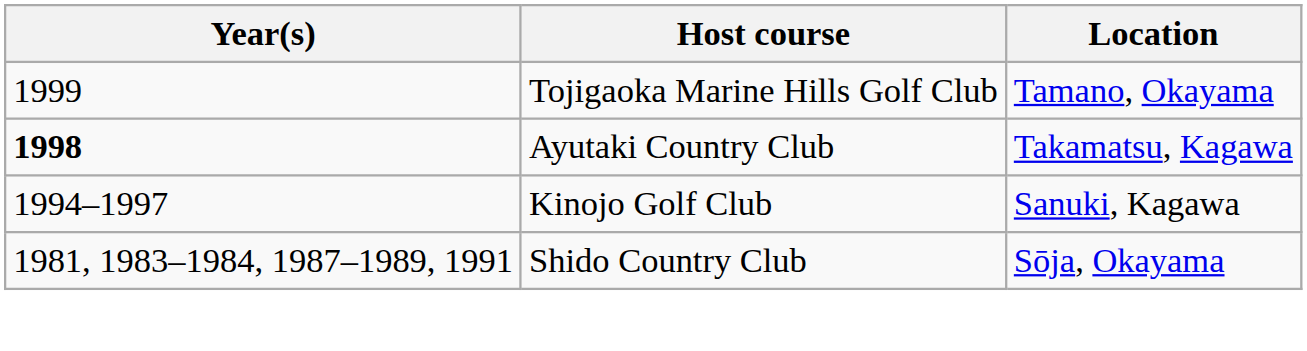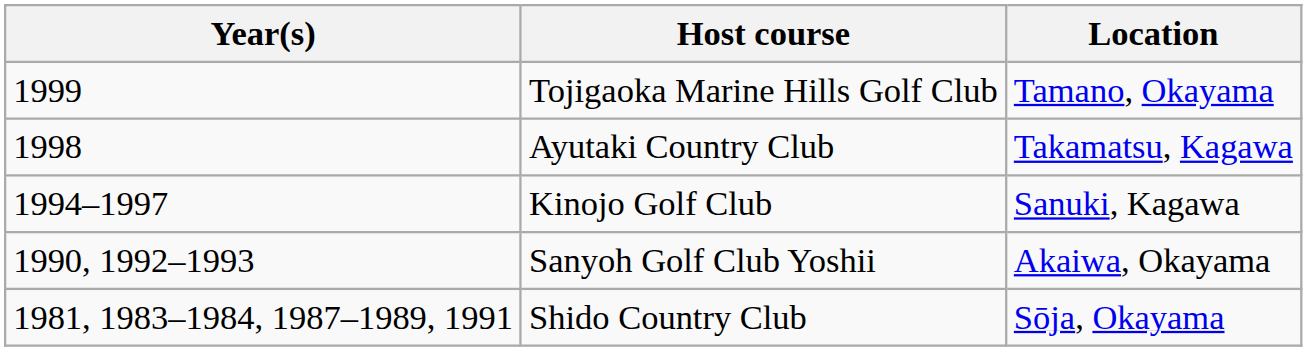(48, 146) bold -> (48, 146) normal
+ row: (702, 260)
